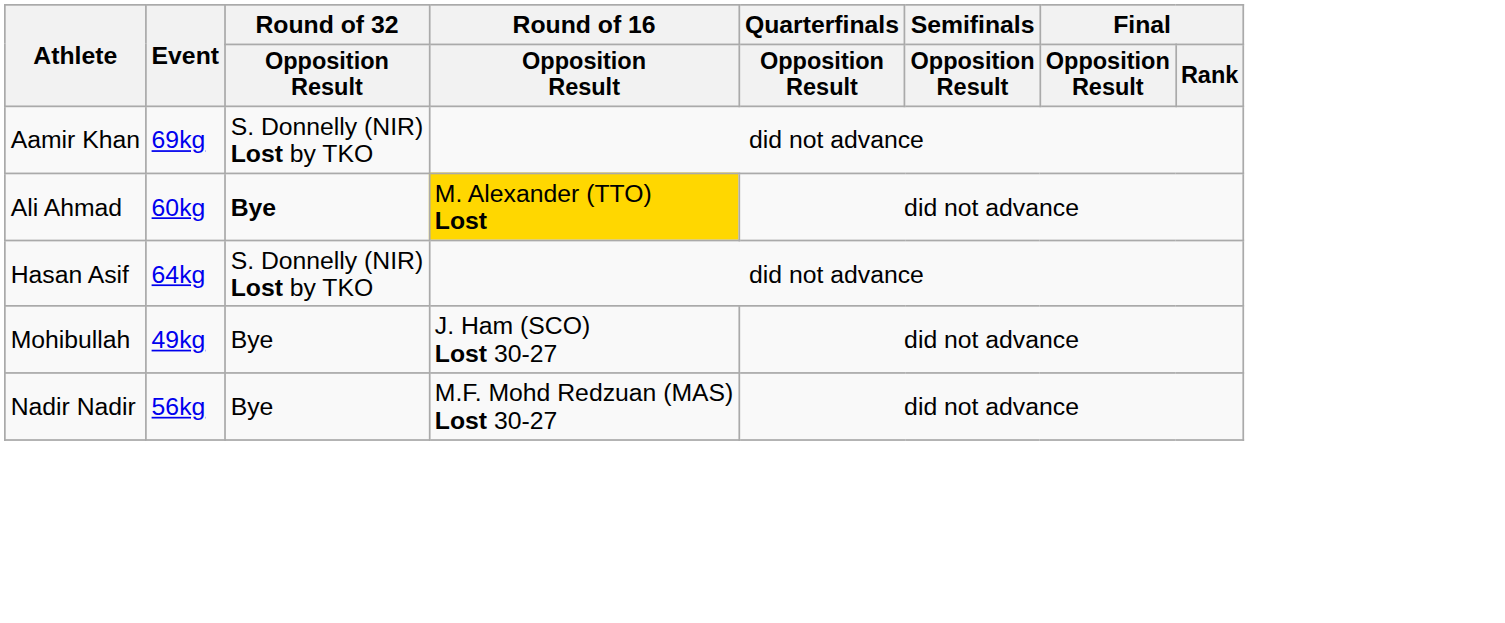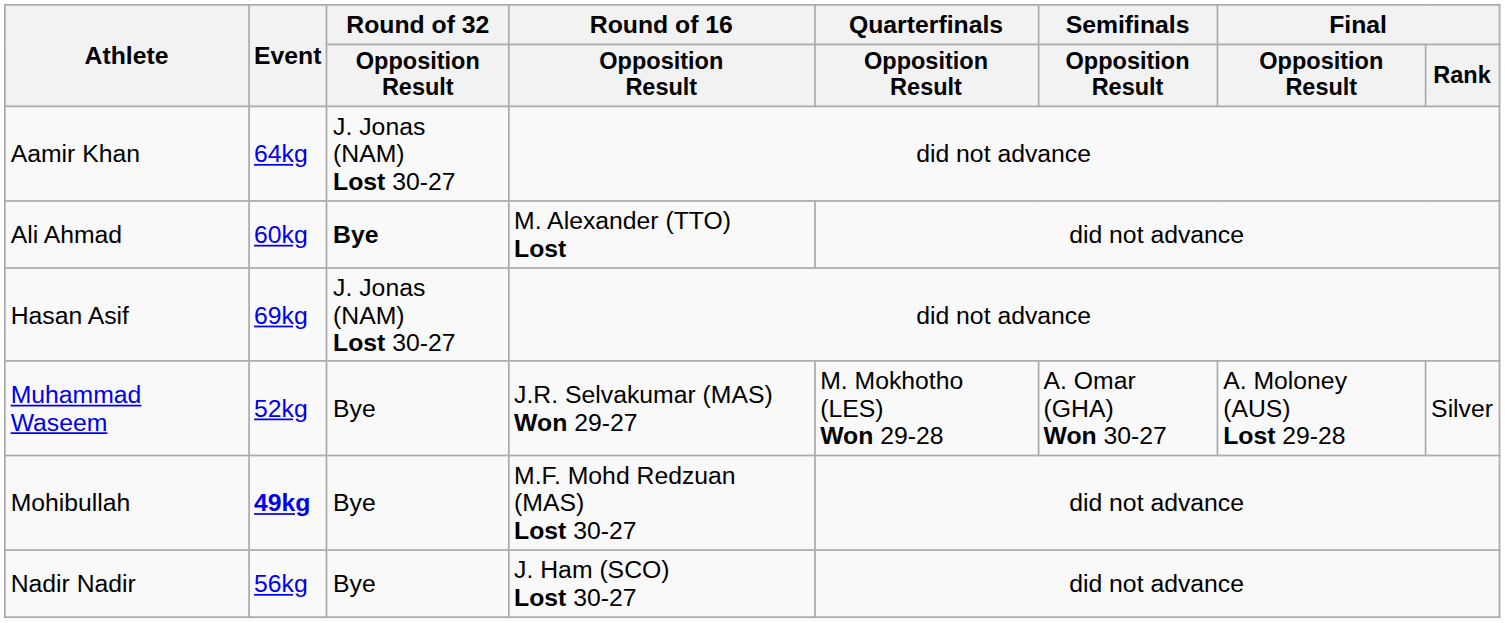(178, 140) 69kg -> (281, 154) 64kg
(327, 140) S. Donnelly (NIR) Lost by TKO -> (394, 154) J. Jonas (NAM) Lost 30-27
(543, 207) gold background -> (623, 235) no background
(178, 274) 64kg -> (281, 315) 69kg
(327, 274) S. Donnelly (NIR) Lost by TKO -> (394, 315) J. Jonas (NAM) Lost 30-27
+ row: (76, 409)
(178, 340) normal -> (282, 503) bold
(513, 340) J. Ham (SCO) Lost 30-27 -> (625, 503) M.F. Mohd Redzuan (MAS) Lost 30-27
(584, 407) M.F. Mohd Redzuan (MAS) Lost 30-27 -> (592, 584) J. Ham (SCO) Lost 30-27
